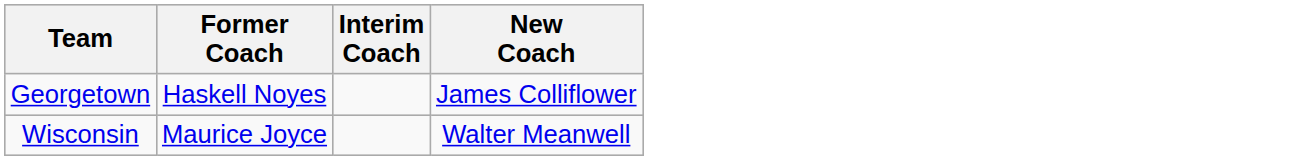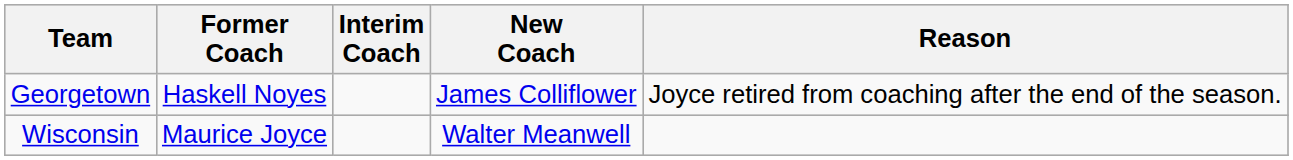+ column: (965, 39)
